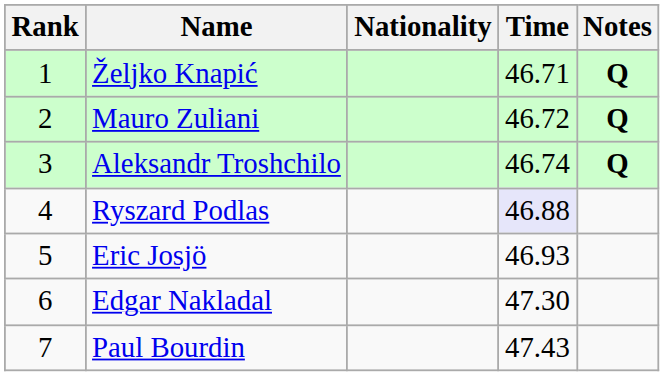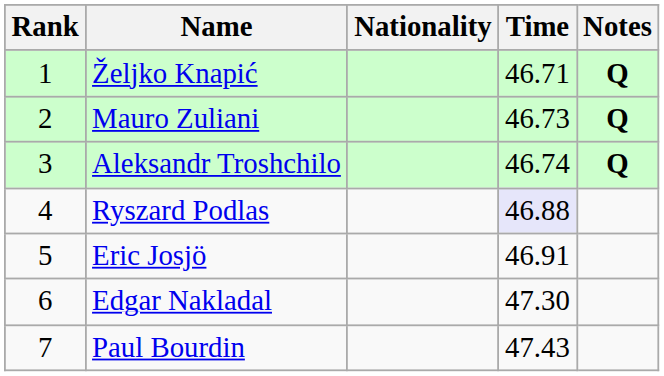(537, 118) 46.72 -> (537, 118) 46.73
(537, 255) 46.93 -> (537, 255) 46.91
